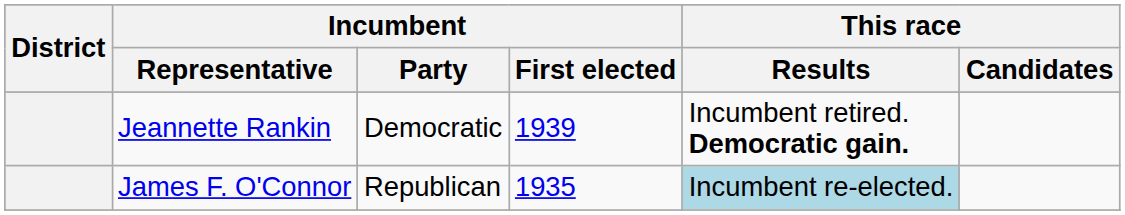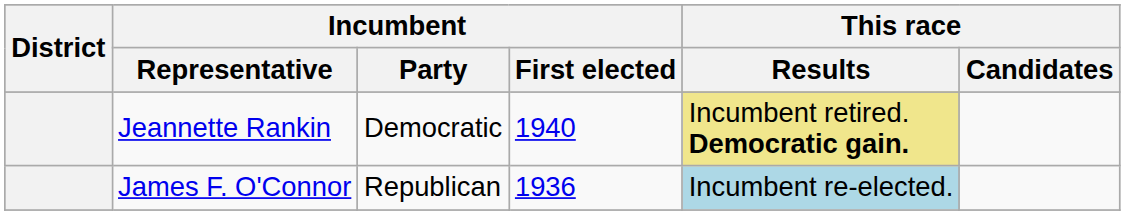(545, 128) 1939 -> (545, 128) 1940
(799, 128) no background -> (799, 128) khaki background
(545, 187) 1935 -> (545, 187) 1936
